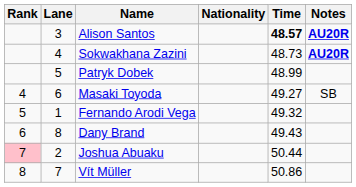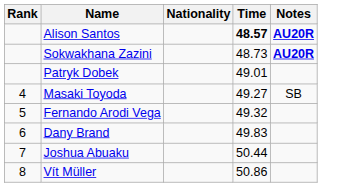- column: (58, 14)
(287, 73) 48.99 -> (252, 73) 49.01
(287, 133) 49.43 -> (252, 133) 49.83
(23, 152) pink background -> (23, 152) no background
